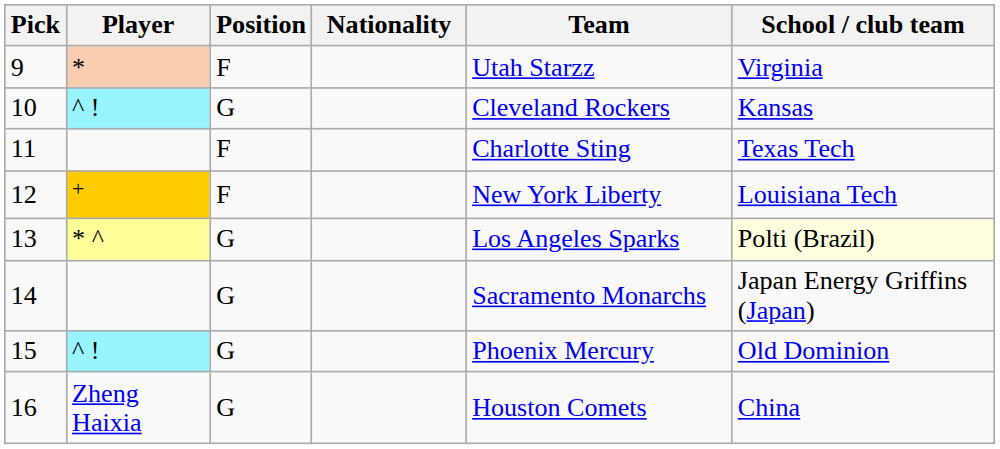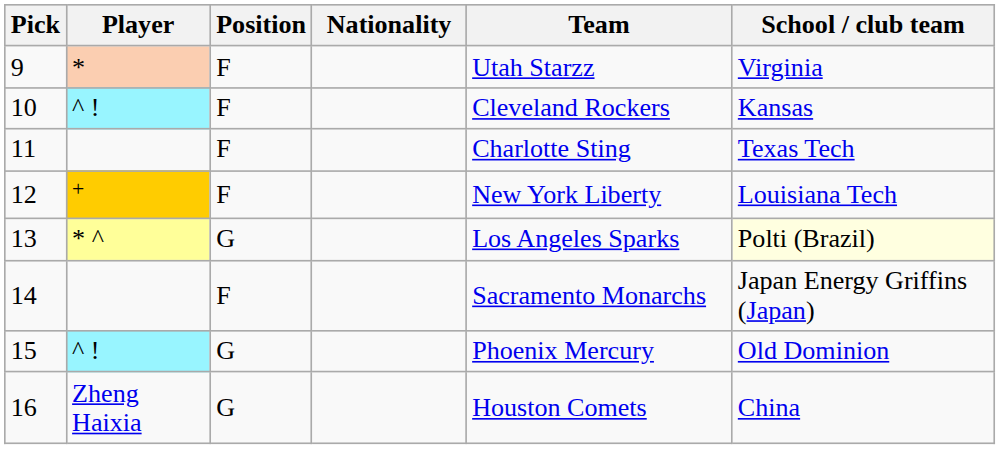(226, 107) G -> (223, 107) F
(226, 295) G -> (223, 295) F
